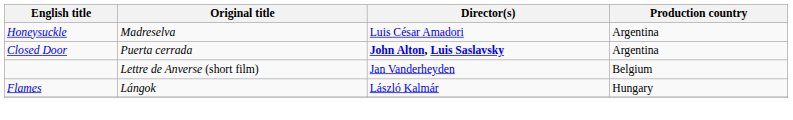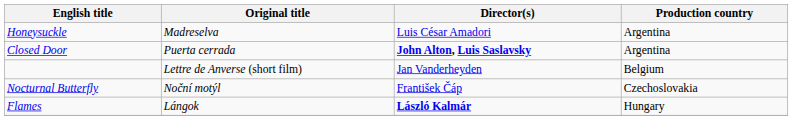+ row: (53, 87)
(404, 87) normal -> (434, 106) bold
